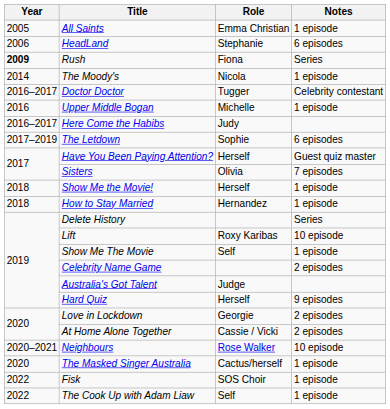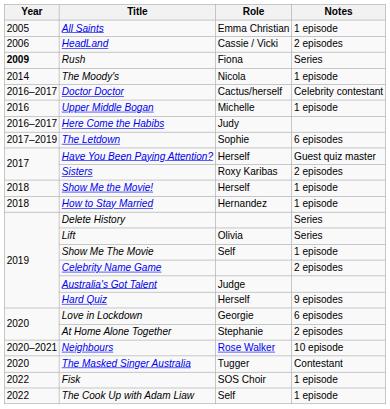(240, 44) Stephanie -> (248, 44) Cassie / Vicki
(318, 44) 6 episodes -> (318, 44) 2 episodes
(233, 92) Tugger -> (250, 92) Cactus/herself
(230, 172) Olivia -> (248, 172) Roxy Karibas
(318, 172) 7 episodes -> (318, 172) 2 episodes
(248, 236) Roxy Karibas -> (230, 236) Olivia
(319, 236) 10 episode -> (308, 236) Series
(318, 316) 2 episodes -> (318, 316) 6 episodes
(248, 332) Cassie / Vicki -> (240, 332) Stephanie
(250, 364) Cactus/herself -> (233, 364) Tugger
(316, 364) 1 episode -> (318, 364) Contestant
